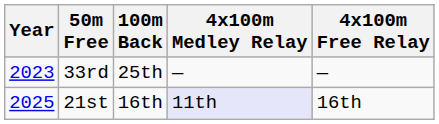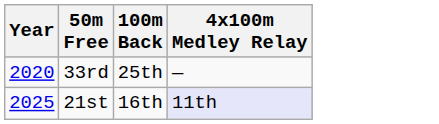- column: (373, 31)
(32, 73) 2023 -> (32, 73) 2020
